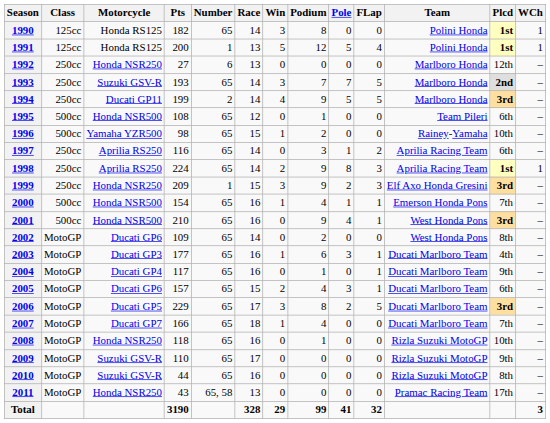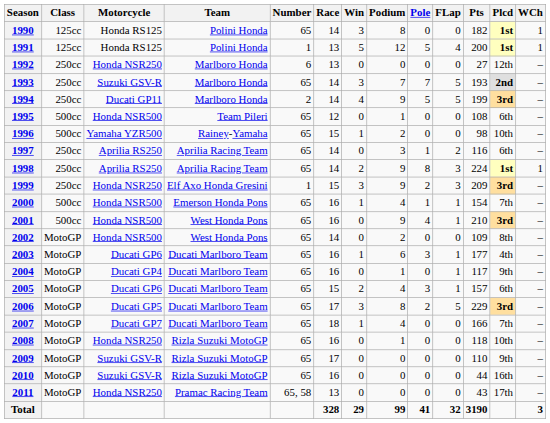columns swapped: (437, 13) <-> (178, 13)
(136, 237) Ducati GP6 -> (127, 237) Honda NSR500
(136, 254) Ducati GP3 -> (136, 254) Ducati GP6
(506, 375) 8th -> (503, 375) 16th
